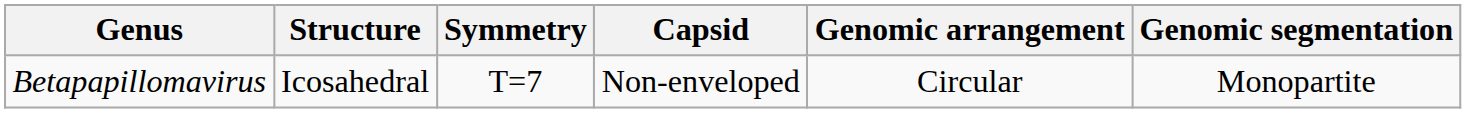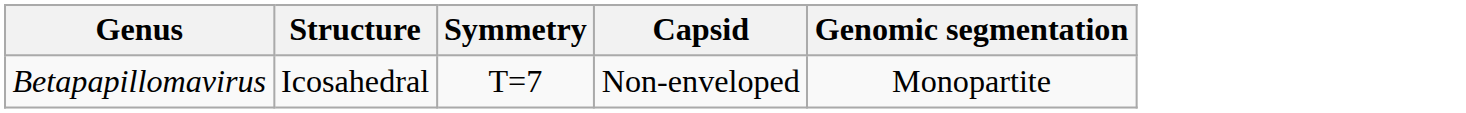- column: (970, 30)
